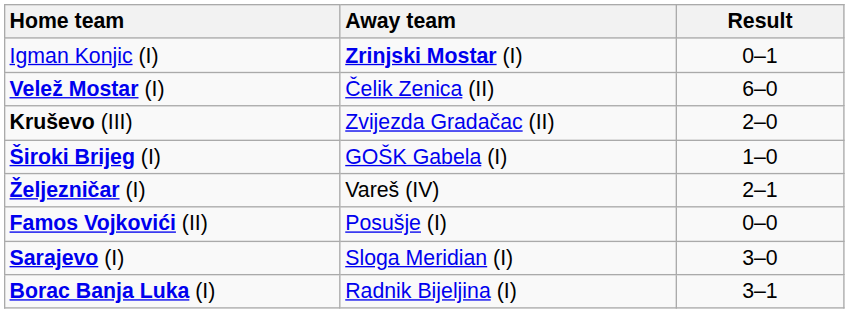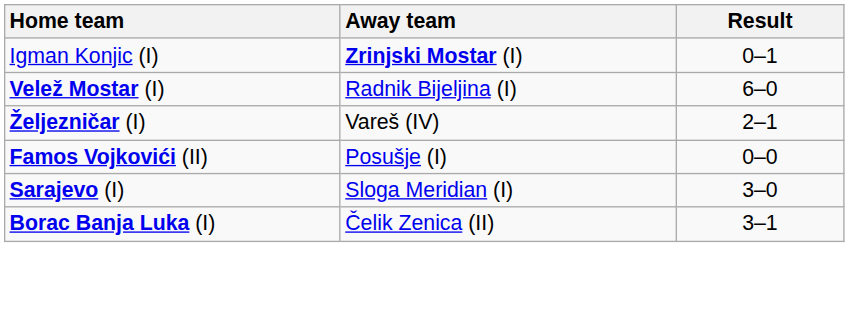(420, 88) Čelik Zenica (II) -> (431, 88) Radnik Bijeljina (I)
- row: (71, 122)
- row: (85, 156)
(431, 291) Radnik Bijeljina (I) -> (420, 223) Čelik Zenica (II)
